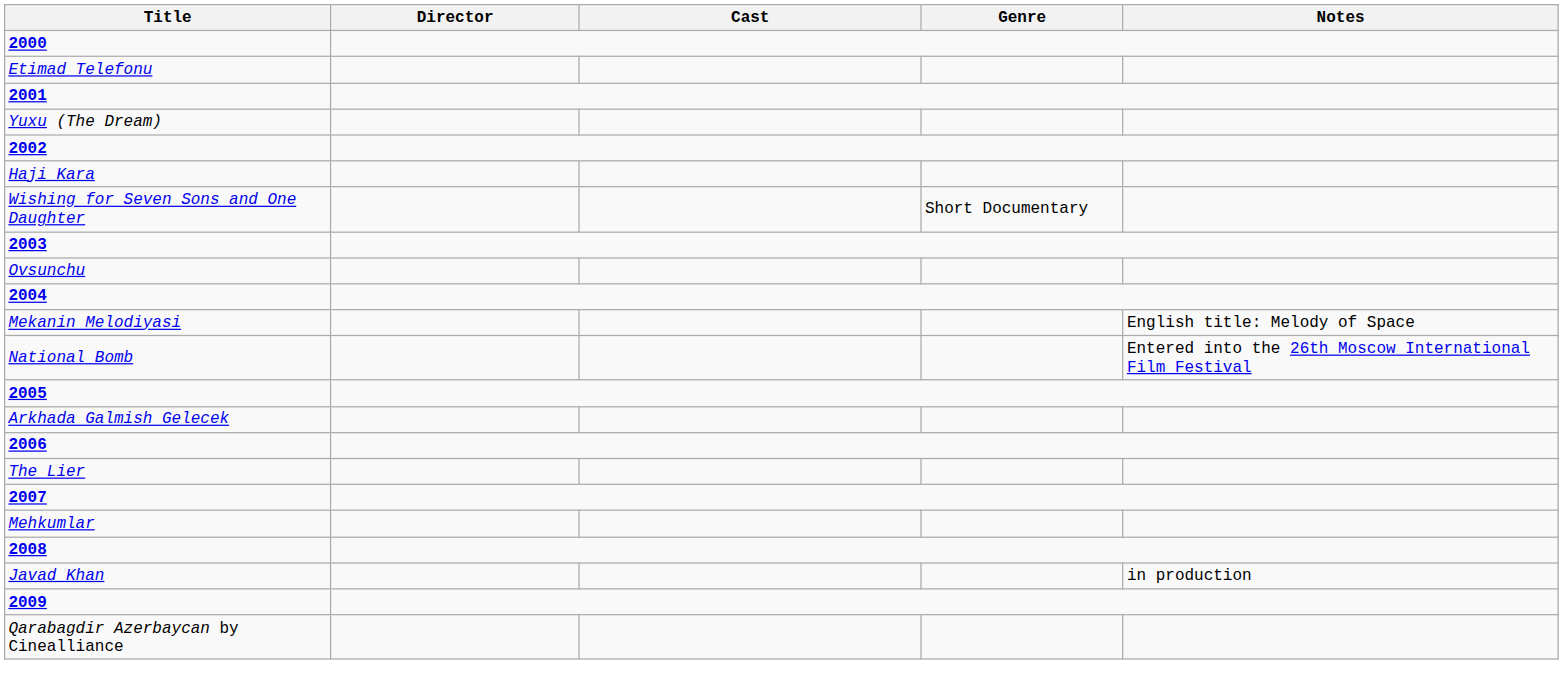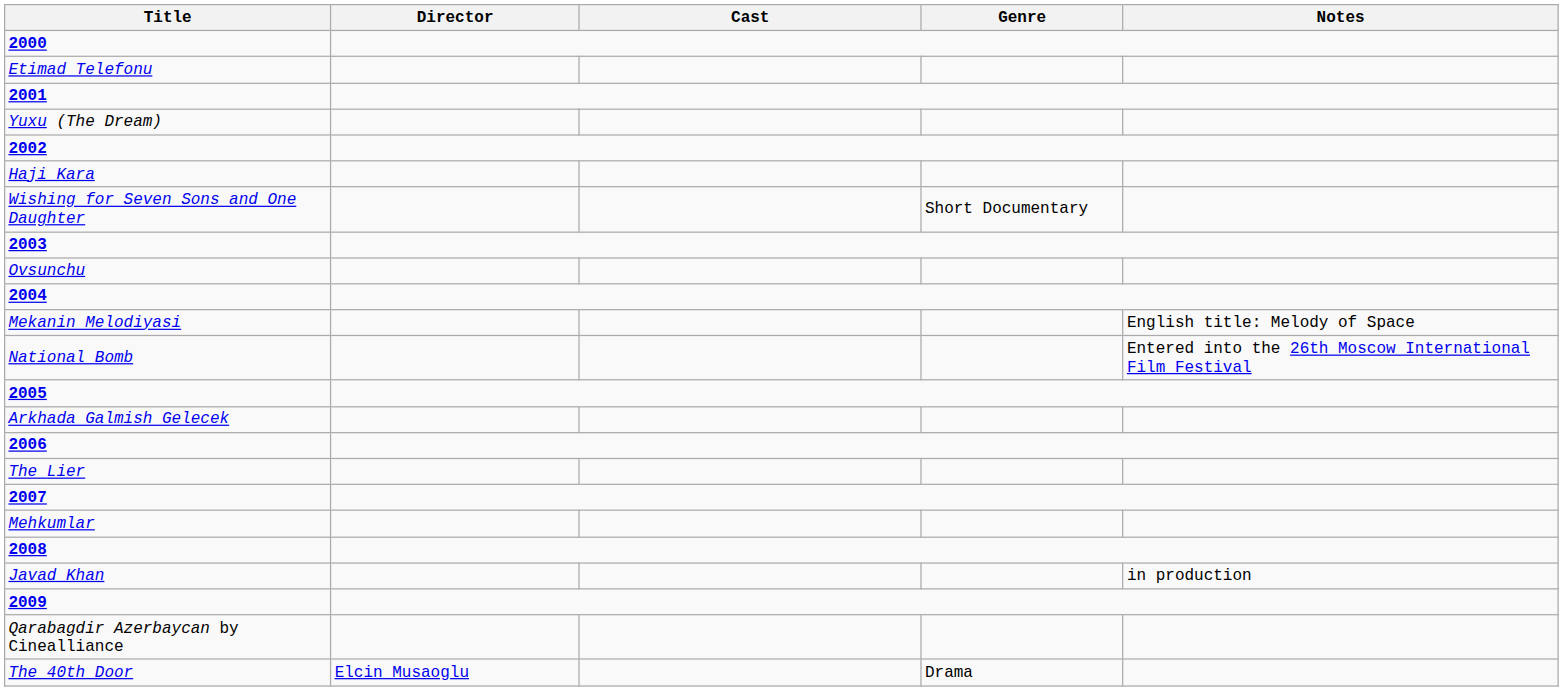+ row: (71, 672)
